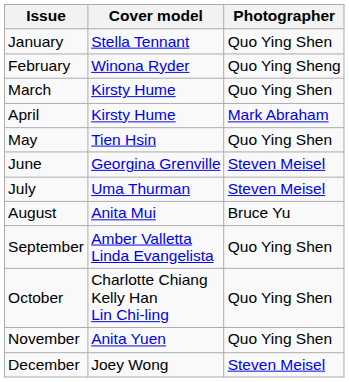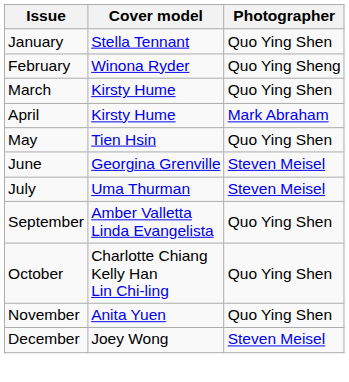- row: (32, 213)
